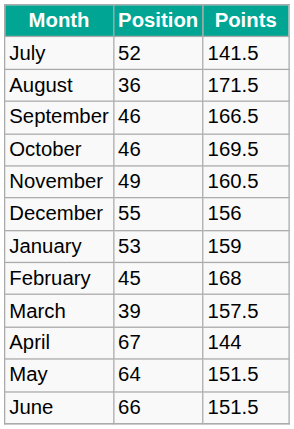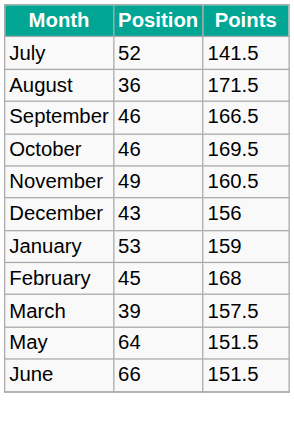(129, 213) 55 -> (129, 213) 43
- row: (30, 342)
